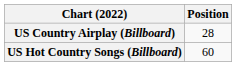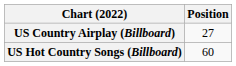(208, 33) 28 -> (208, 33) 27
